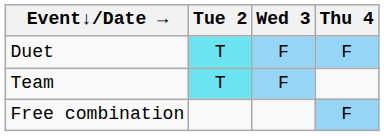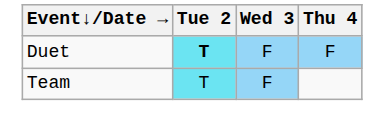(220, 51) normal -> (204, 51) bold
- row: (97, 114)
